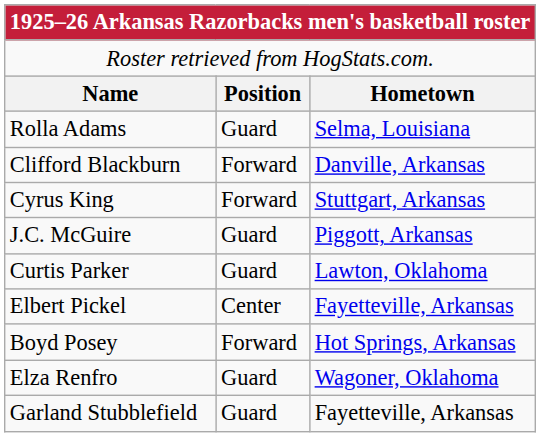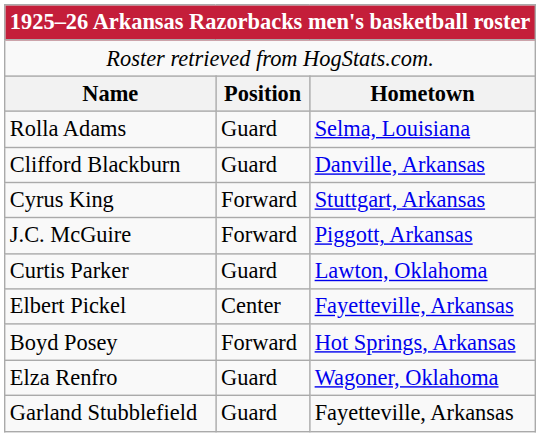(259, 164) Forward -> (249, 164) Guard
(249, 235) Guard -> (259, 235) Forward
